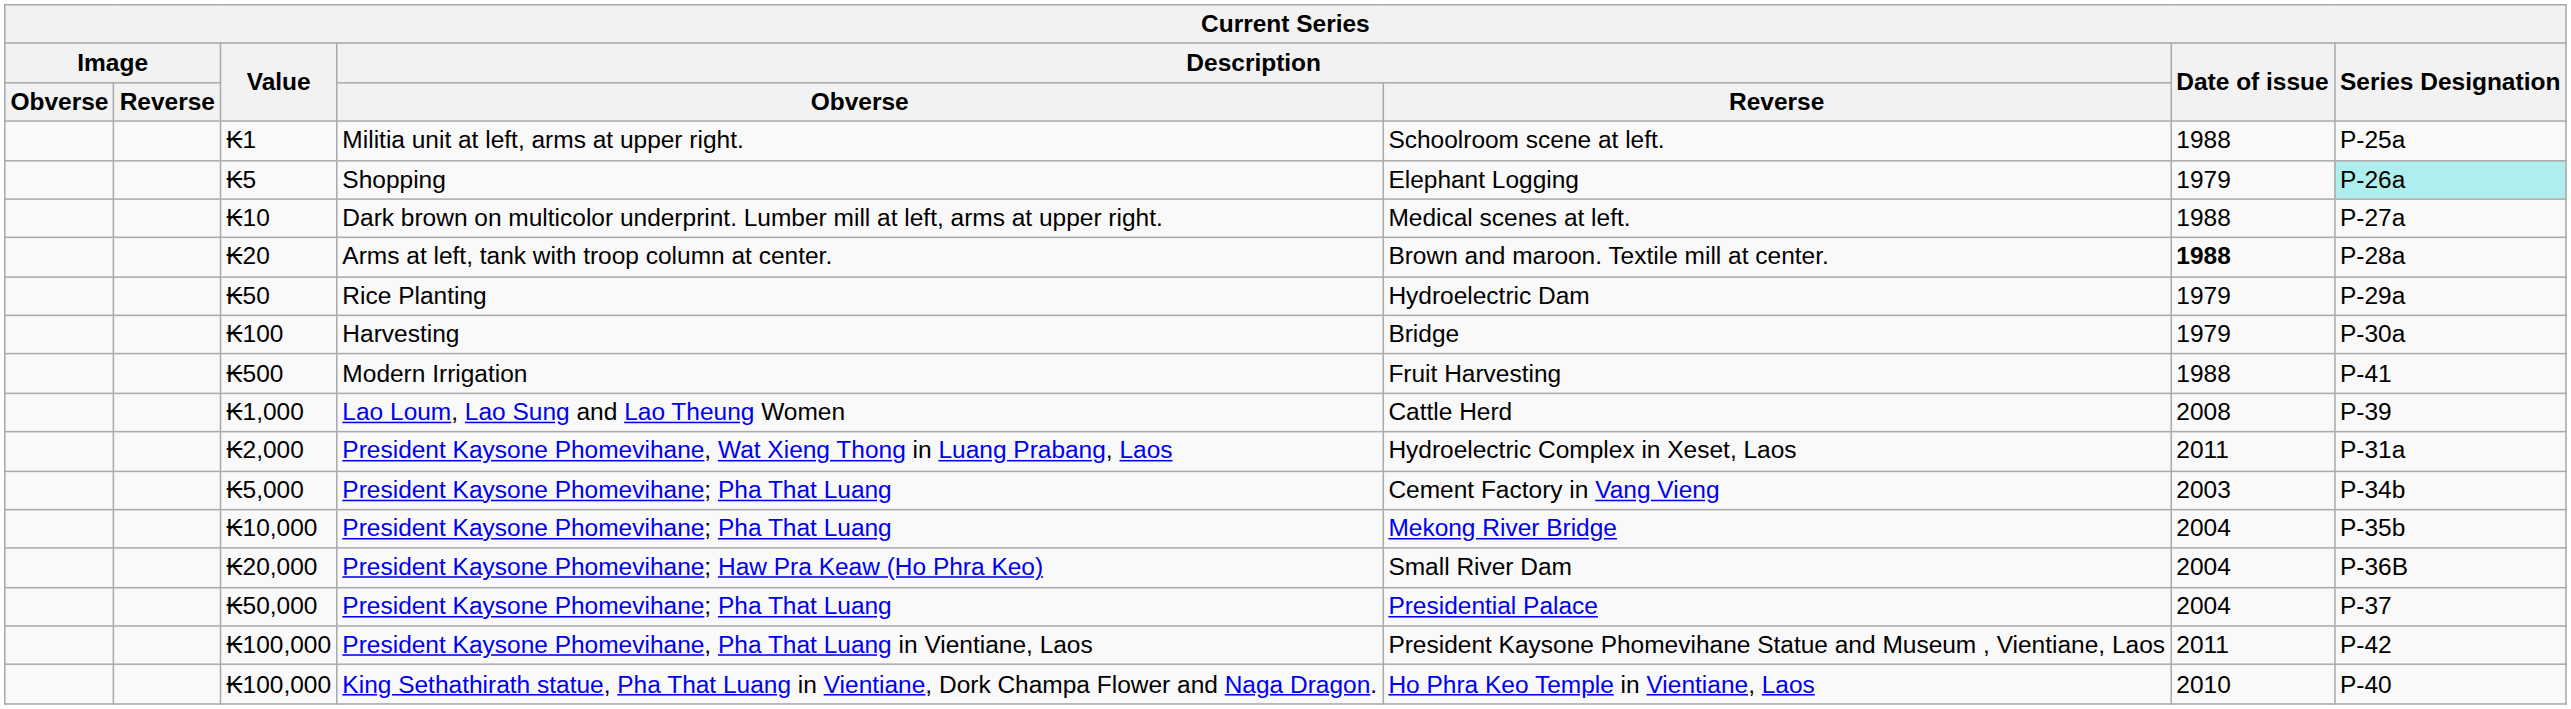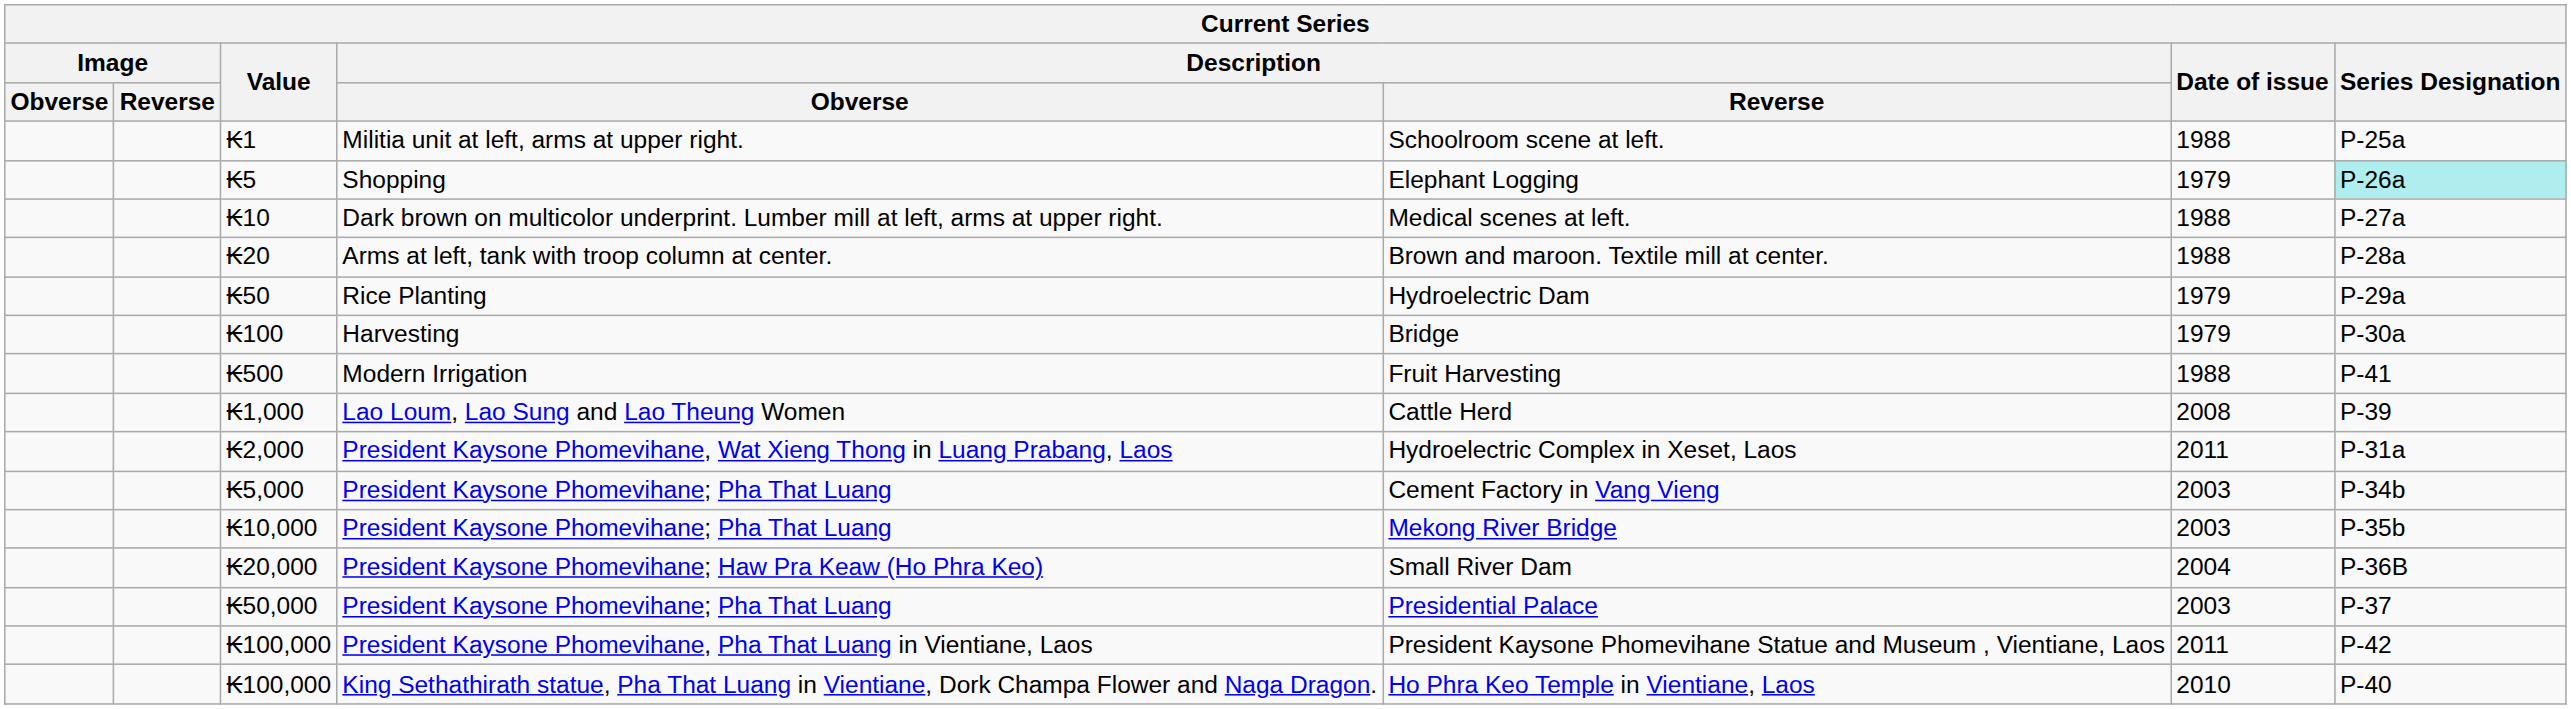(2204, 256) bold -> (2204, 256) normal
(2204, 528) 2004 -> (2204, 528) 2003
(2204, 606) 2004 -> (2204, 606) 2003
